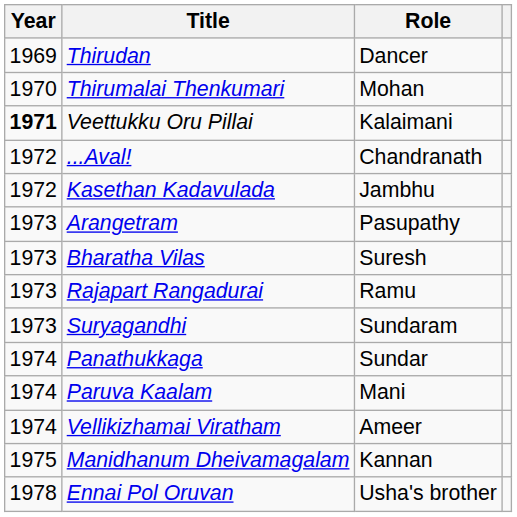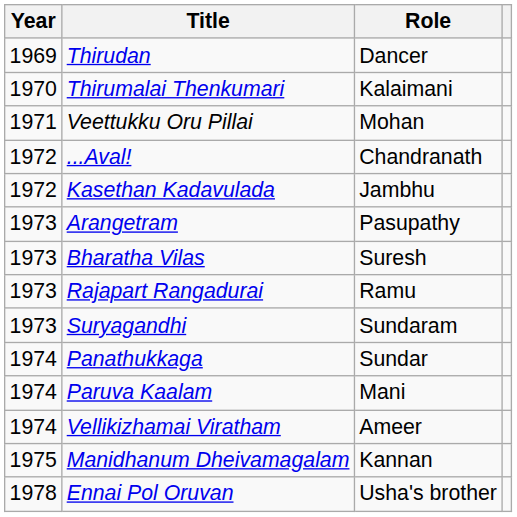(392, 88) Mohan -> (406, 88) Kalaimani
(33, 122) bold -> (33, 122) normal
(406, 122) Kalaimani -> (392, 122) Mohan
